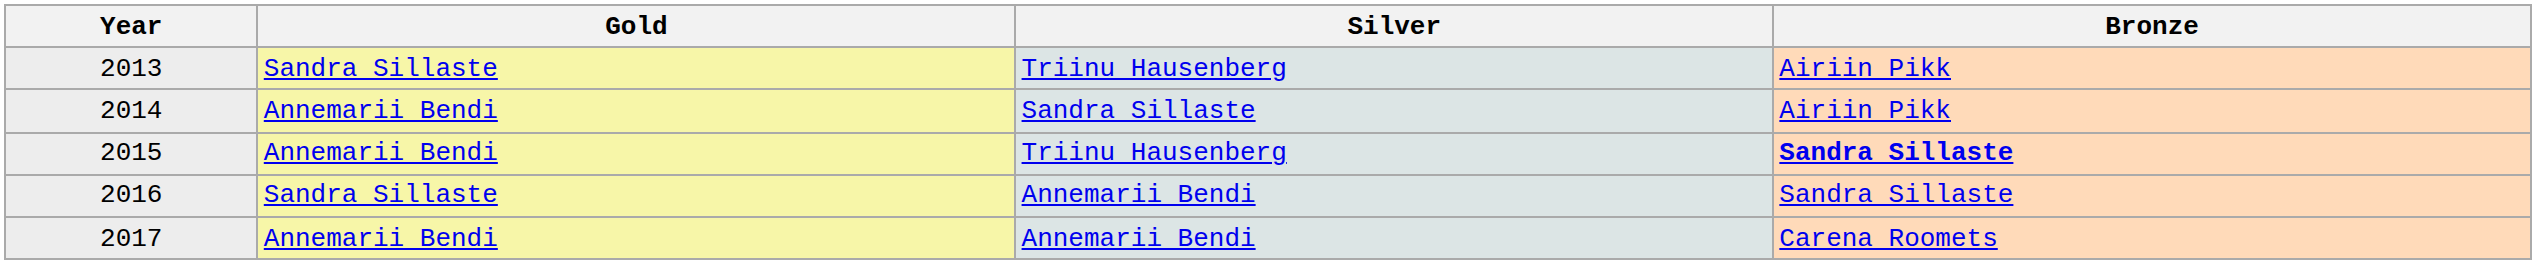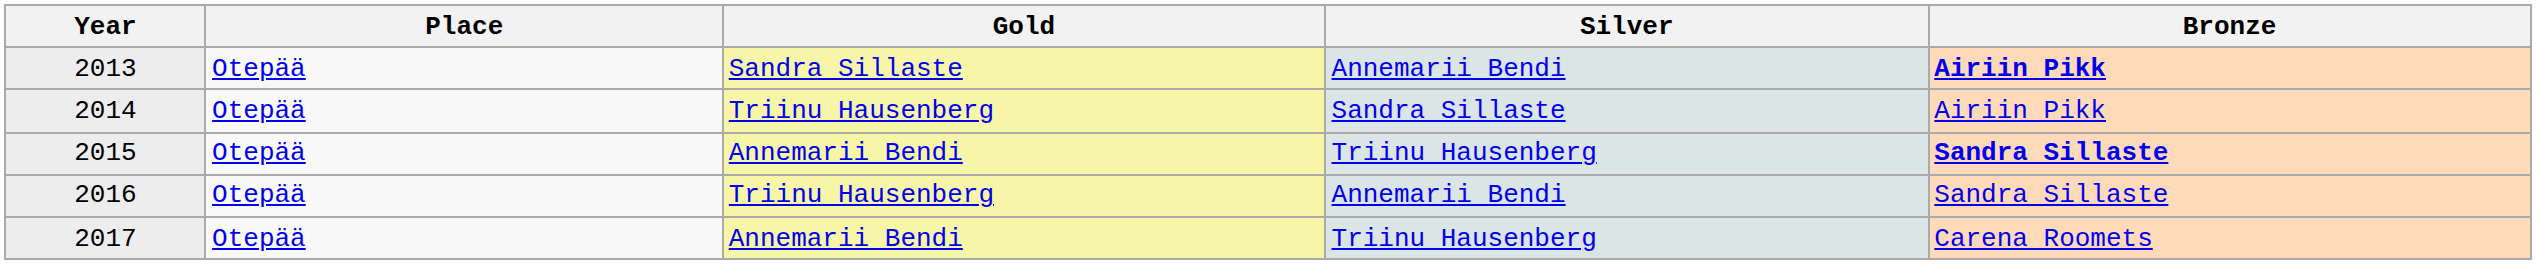+ column: (464, 26)
(1154, 69) Triinu Hausenberg -> (1449, 69) Annemarii Bendi
(1865, 69) normal -> (2020, 69) bold
(381, 111) Annemarii Bendi -> (861, 111) Triinu Hausenberg
(381, 196) Sandra Sillaste -> (861, 196) Triinu Hausenberg
(1139, 238) Annemarii Bendi -> (1464, 238) Triinu Hausenberg
